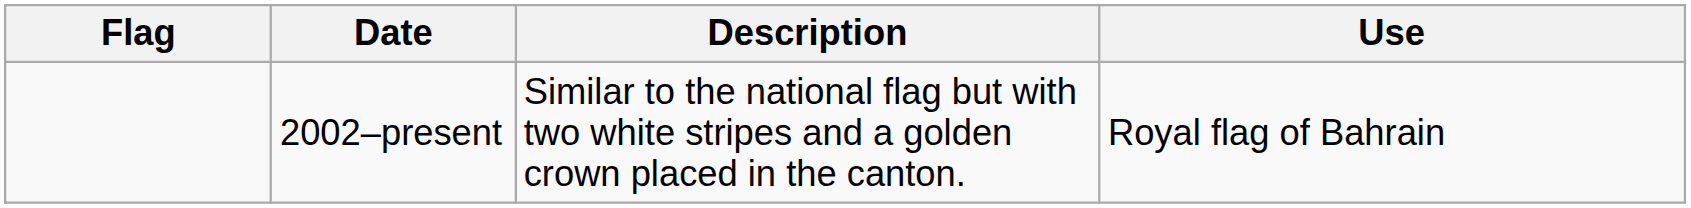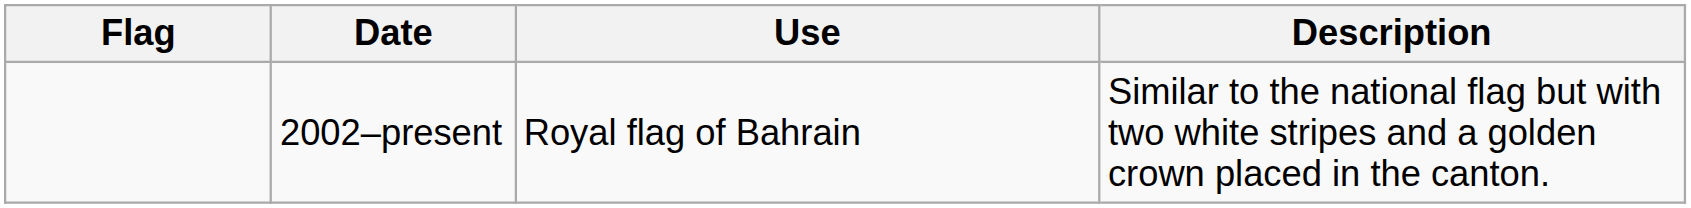columns swapped: (1392, 33) <-> (807, 33)
